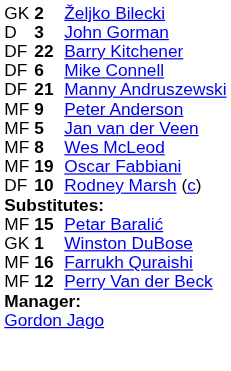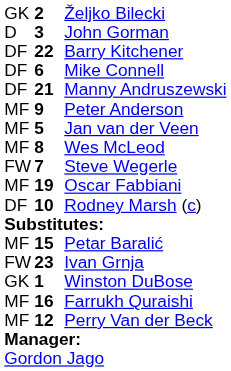+ row: (121, 166)
+ row: (104, 262)
